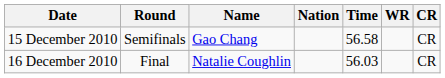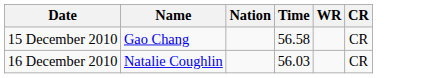- column: (155, 15)
